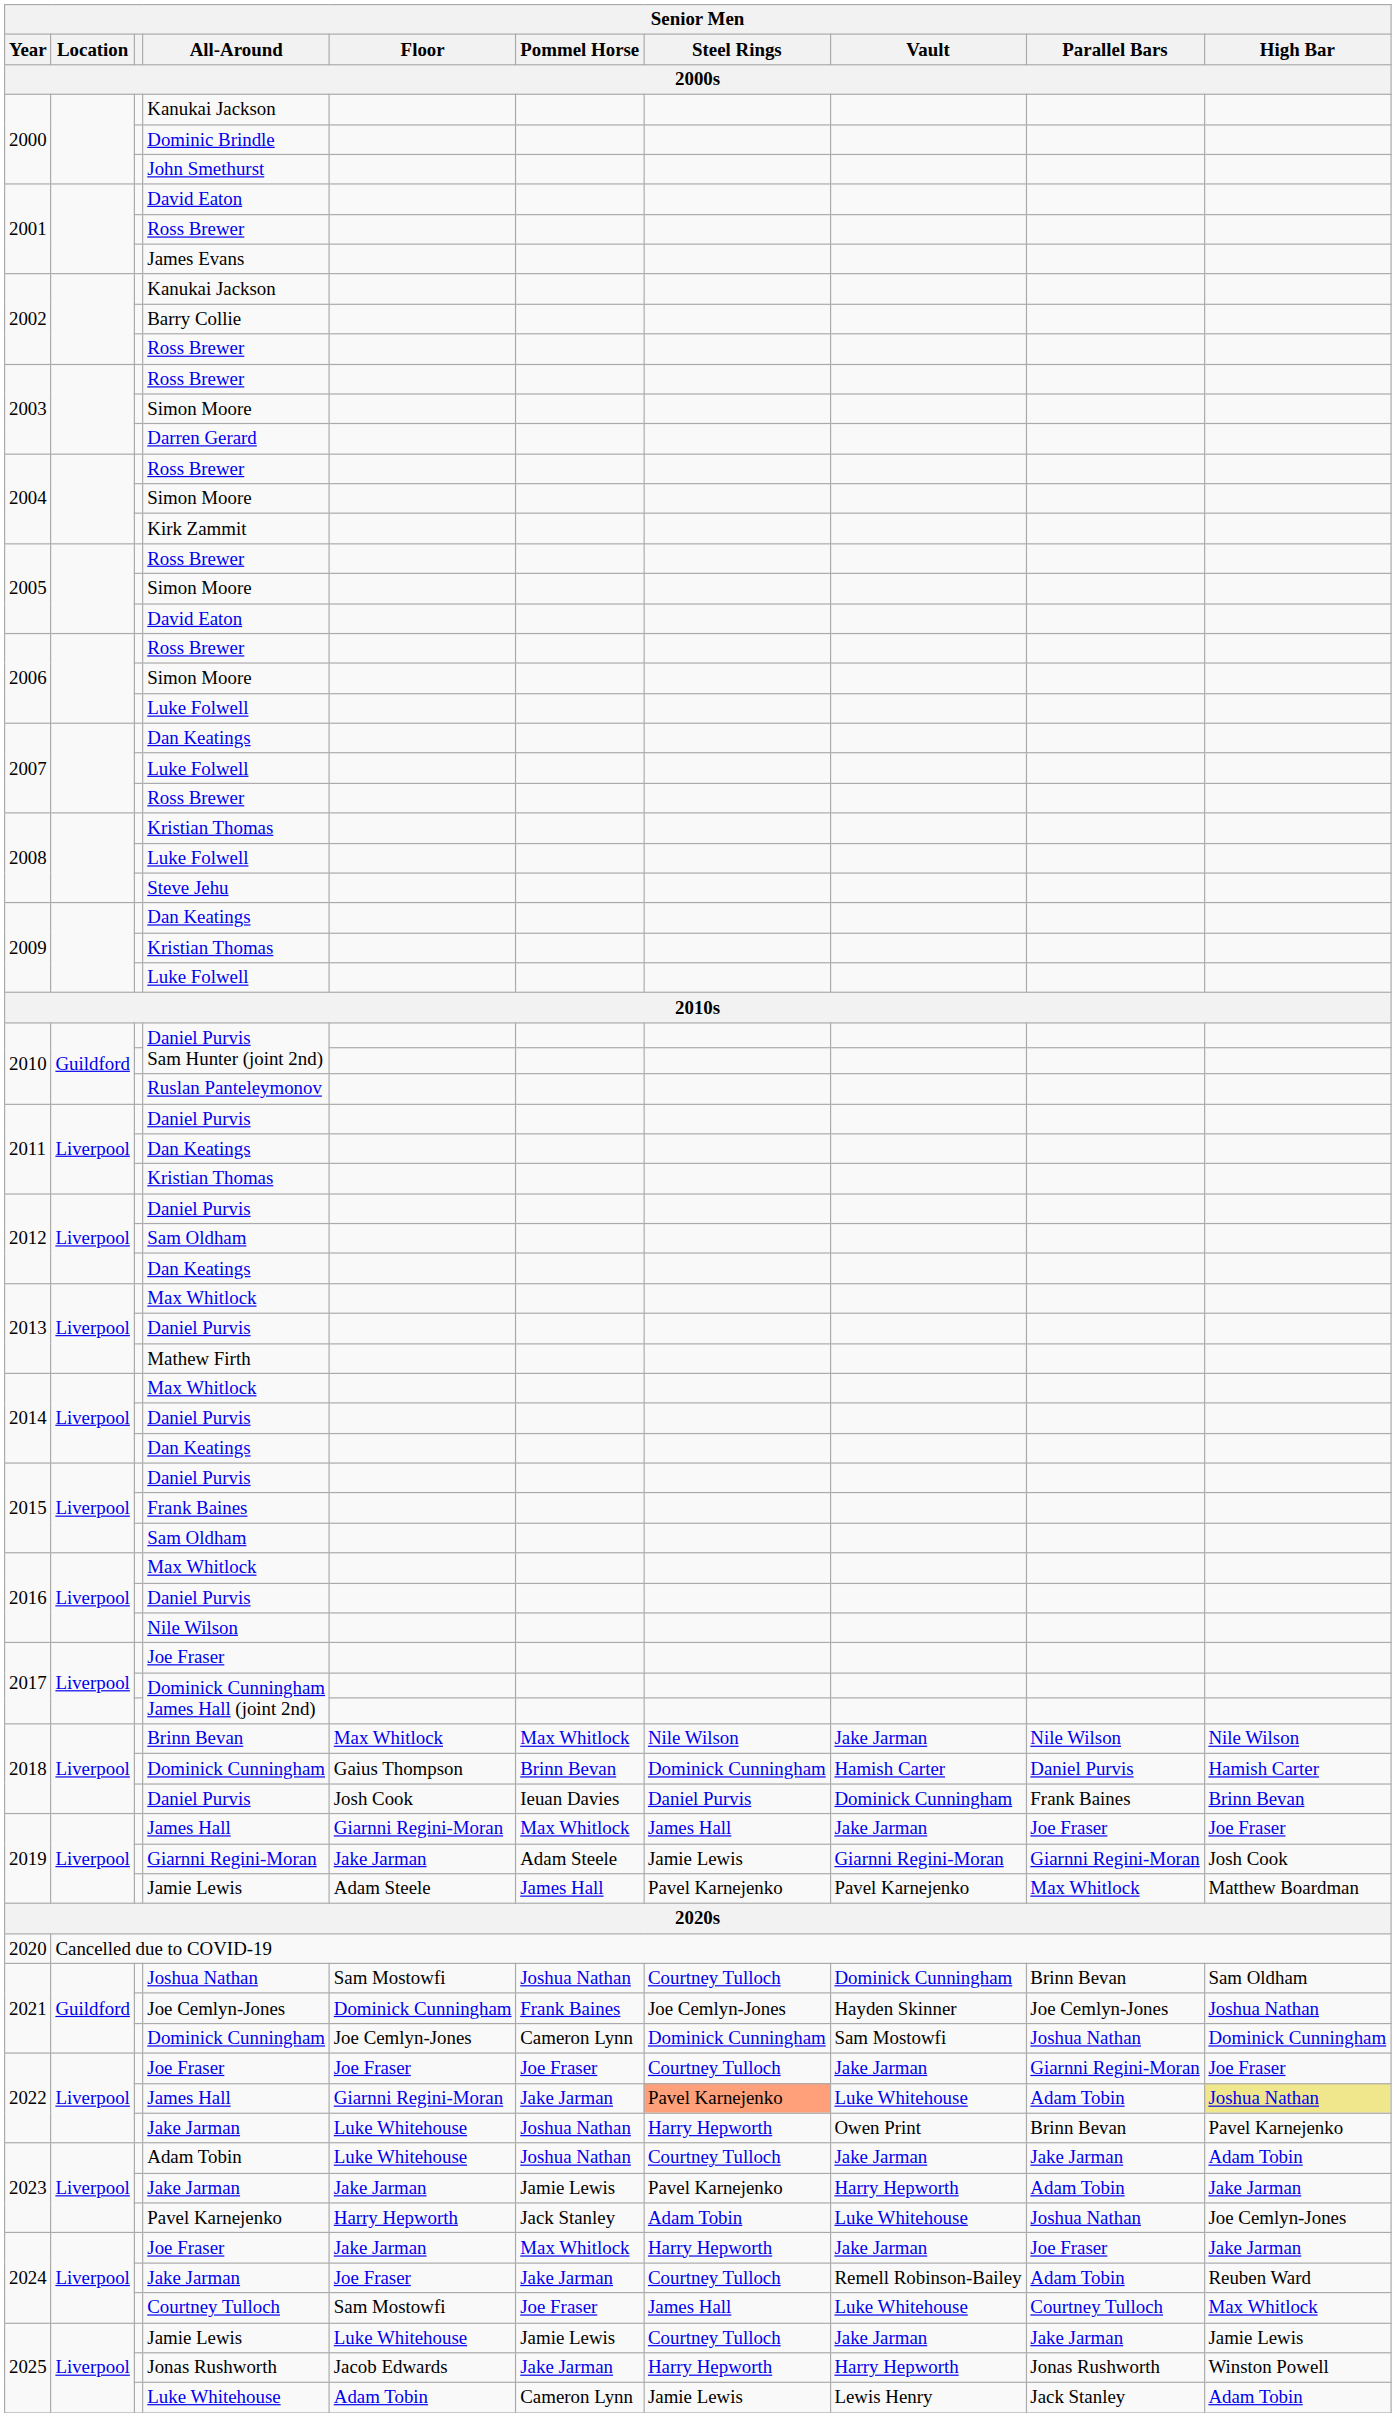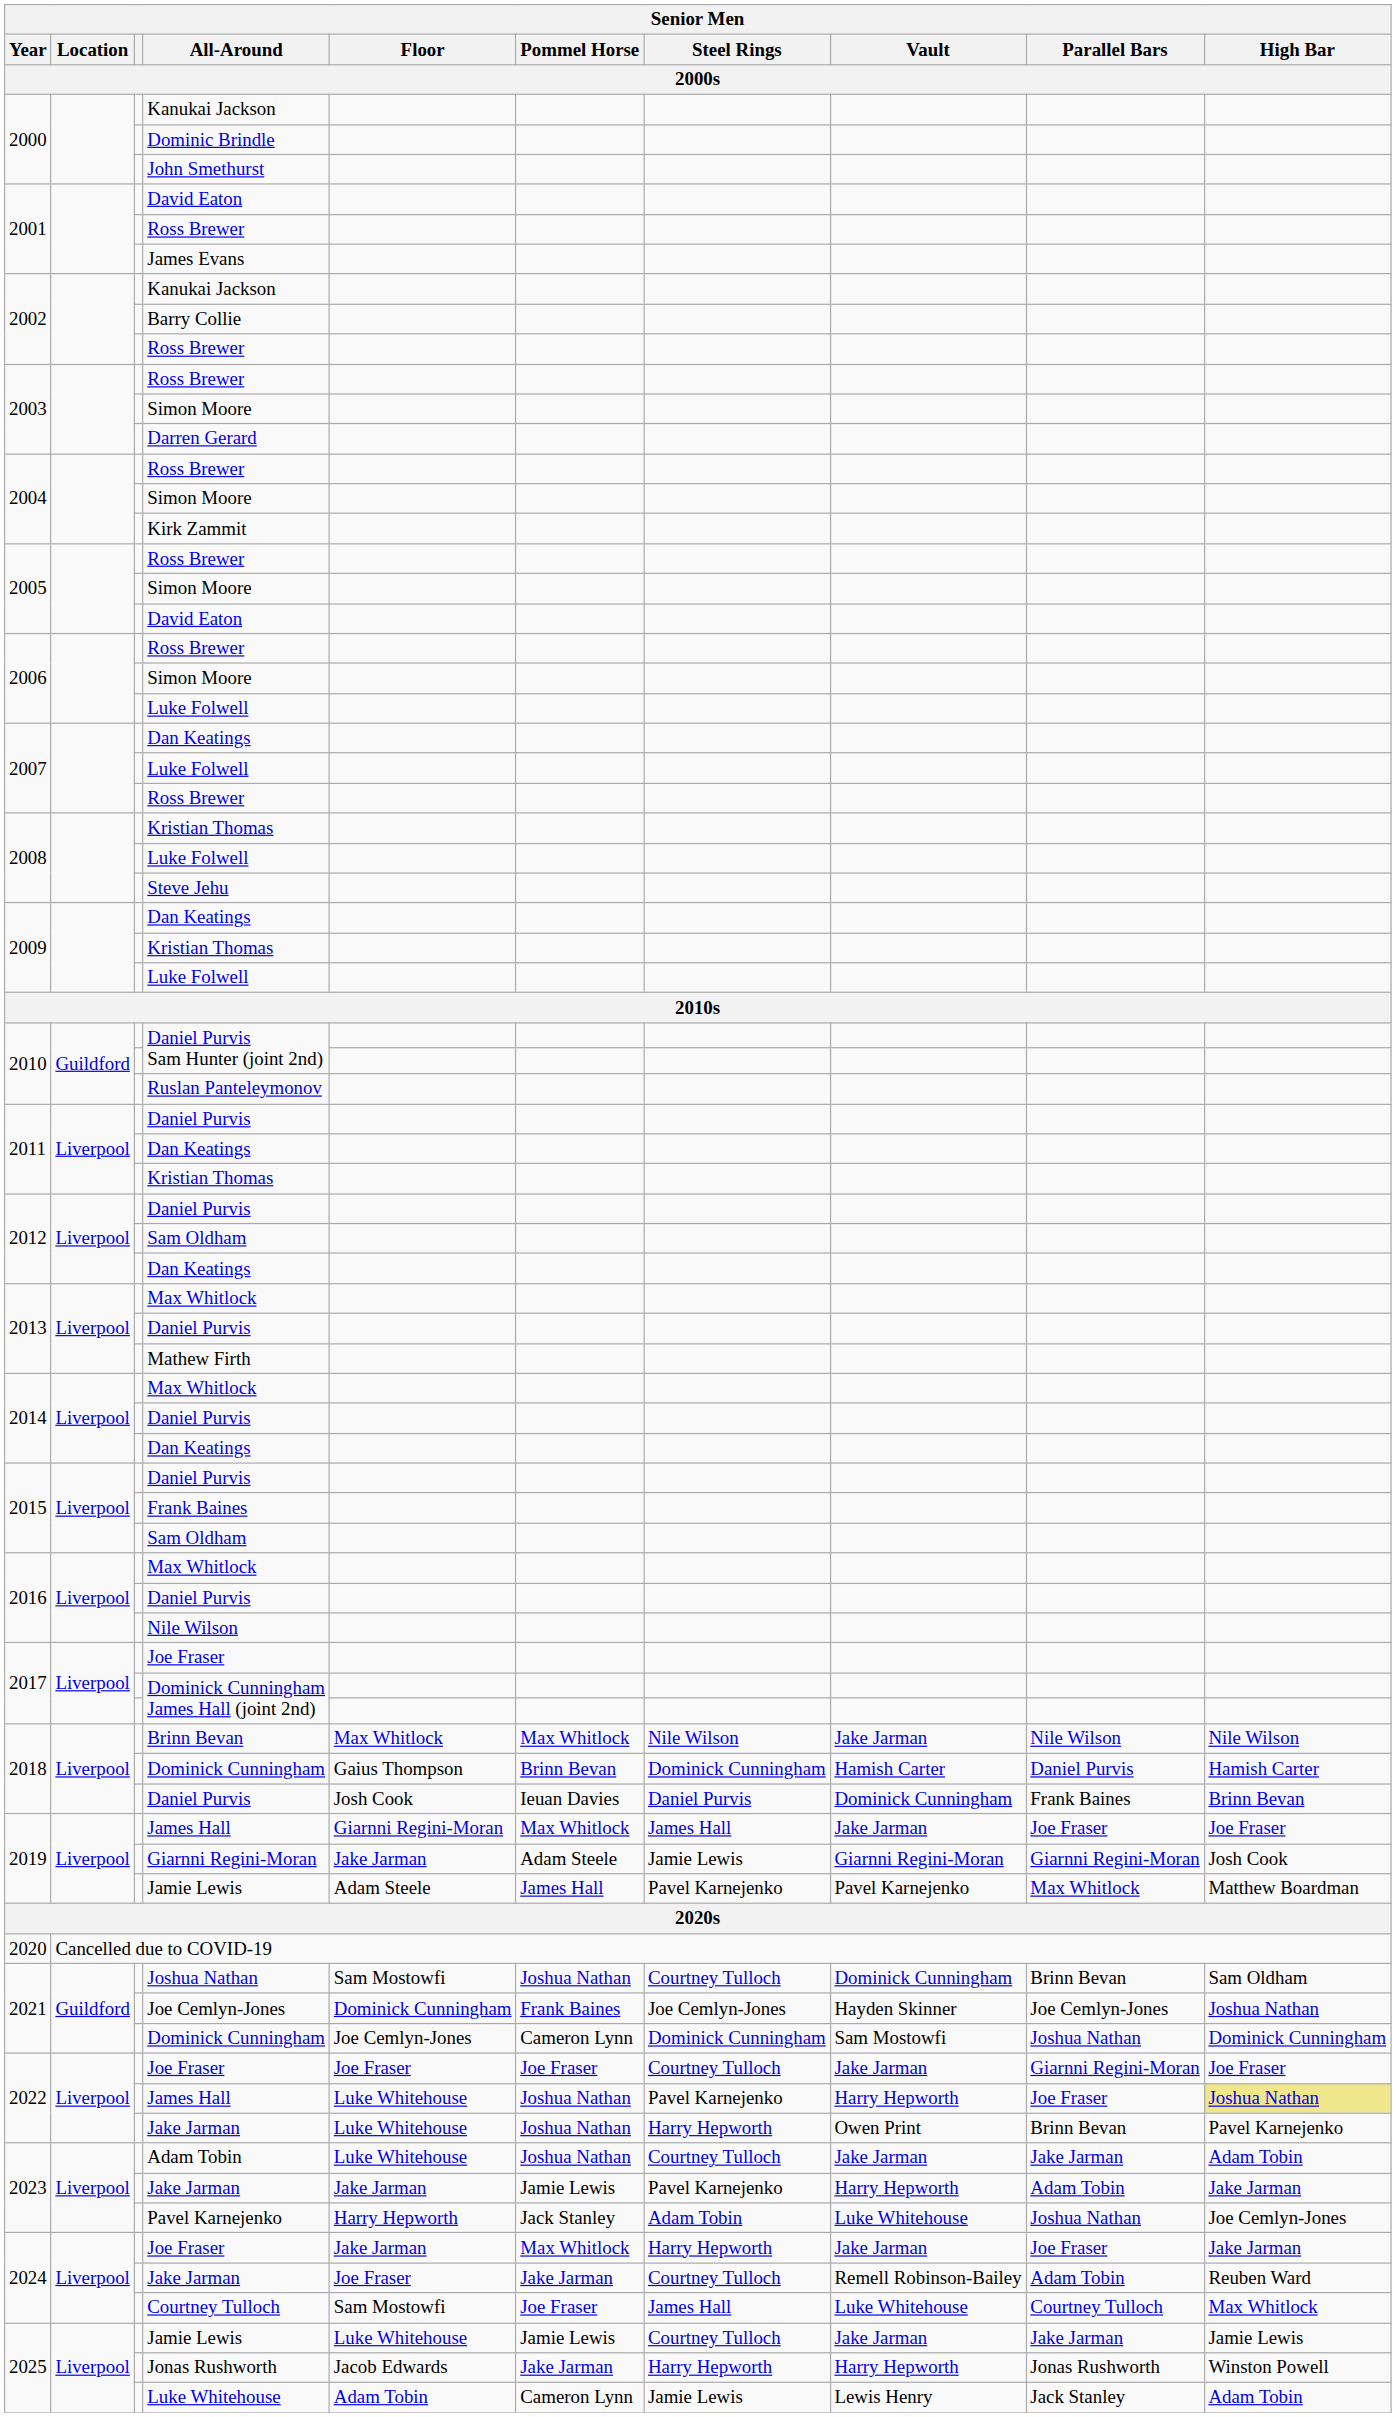(418, 2098) Giarnni Regini-Moran -> (400, 2098) Luke Whitehouse
(567, 2098) Jake Jarman -> (576, 2098) Joshua Nathan
(715, 2098) lightsalmon background -> (715, 2098) no background
(901, 2098) Luke Whitehouse -> (897, 2098) Harry Hepworth
(1077, 2098) Adam Tobin -> (1069, 2098) Joe Fraser
